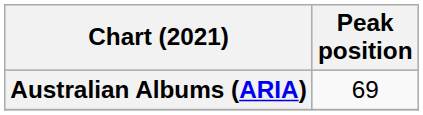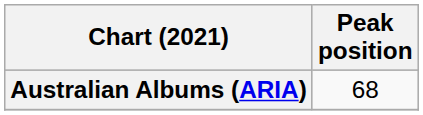(365, 89) 69 -> (365, 89) 68
